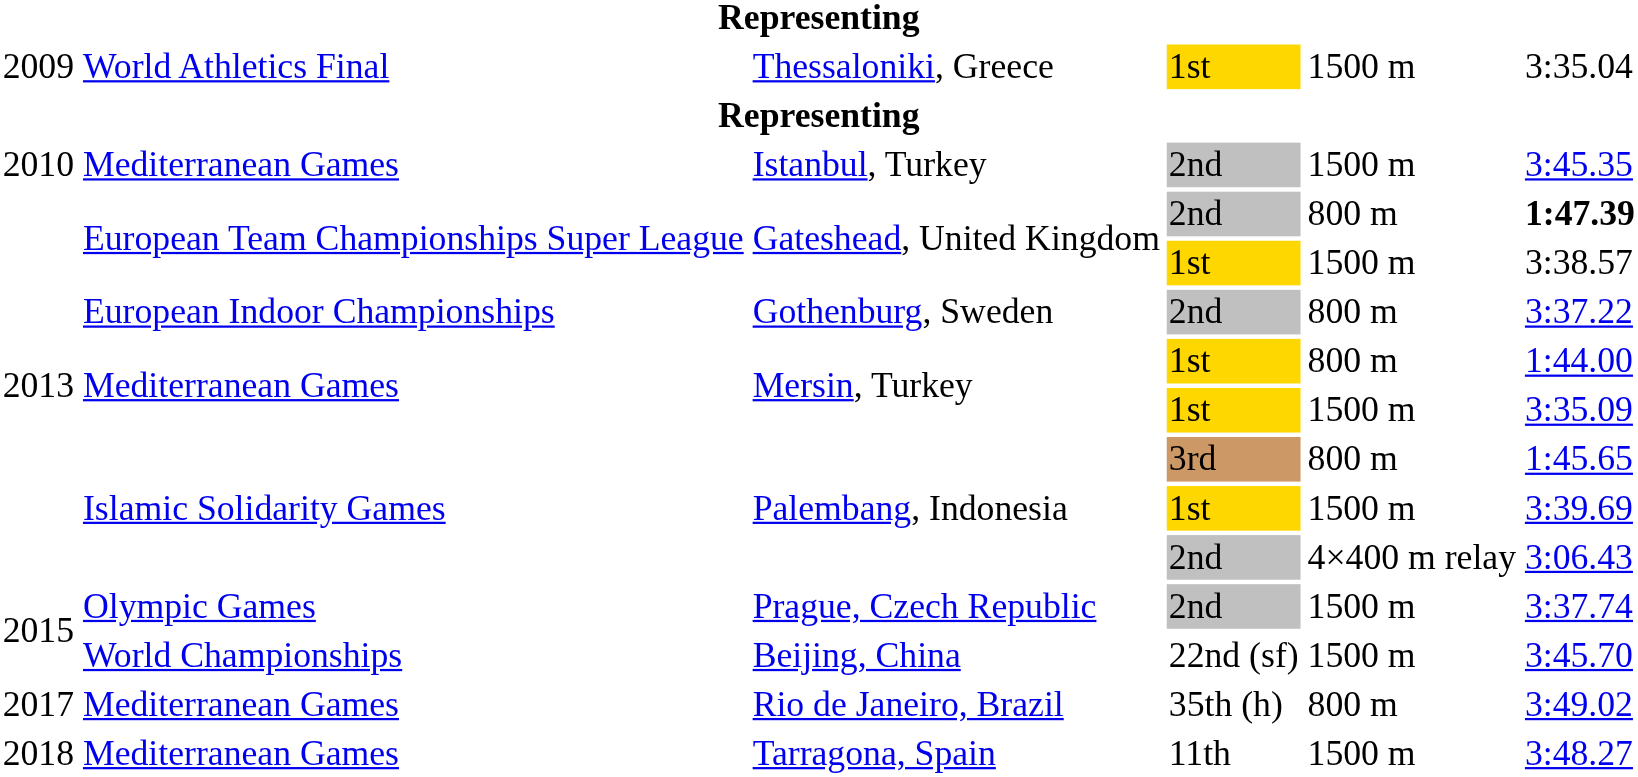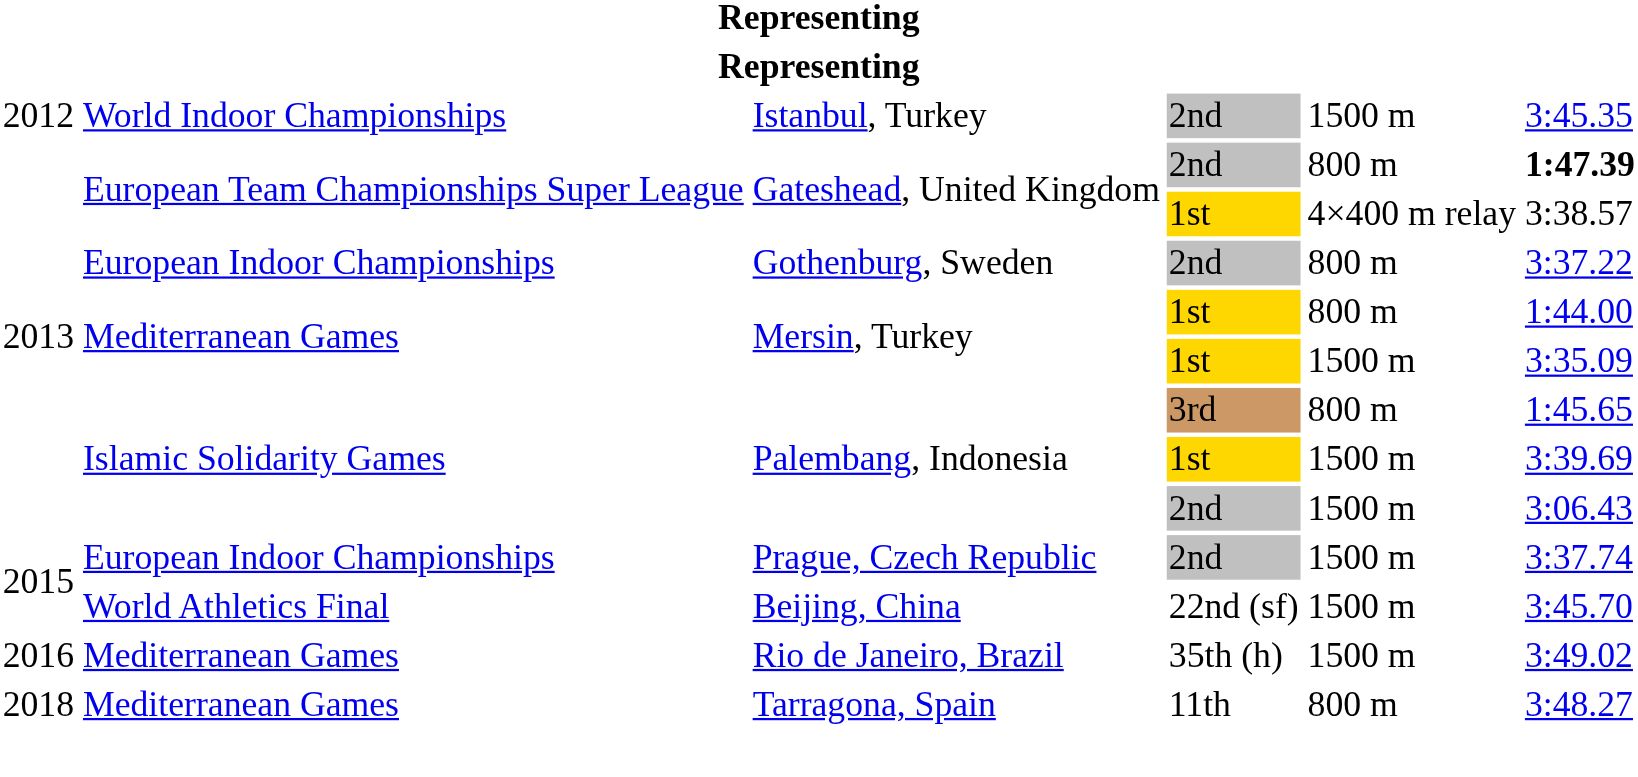- row: (903, 66)
(38, 164) 2010 -> (38, 115) 2012
(241, 164) Mediterranean Games -> (295, 115) World Indoor Championships
(1362, 262) 1500 m -> (1412, 213) 4×400 m relay
(1412, 556) 4×400 m relay -> (1362, 507) 1500 m
(199, 605) Olympic Games -> (319, 556) European Indoor Championships
(243, 654) World Championships -> (236, 605) World Athletics Final
(38, 703) 2017 -> (38, 654) 2016
(1353, 703) 800 m -> (1362, 654) 1500 m
(1362, 753) 1500 m -> (1353, 703) 800 m
